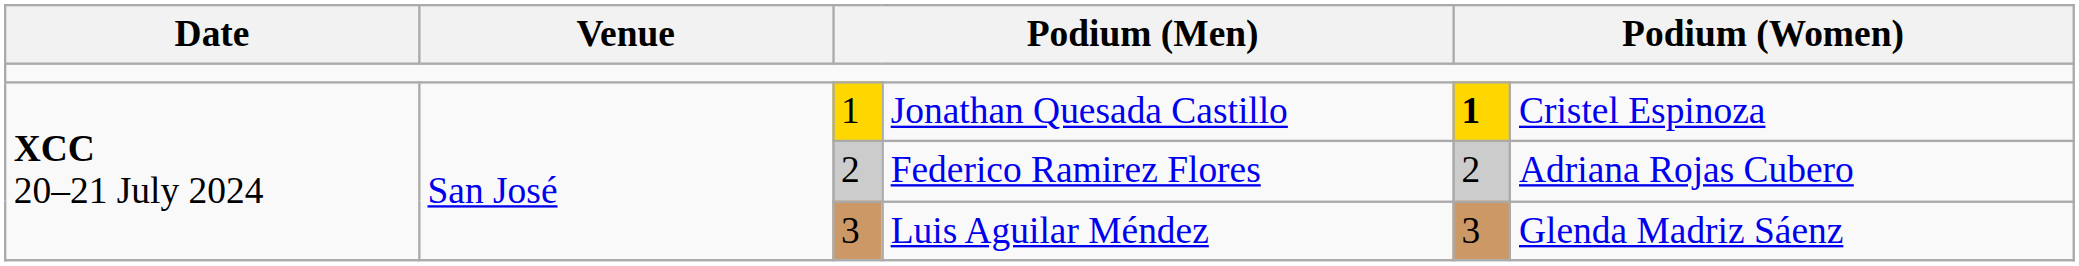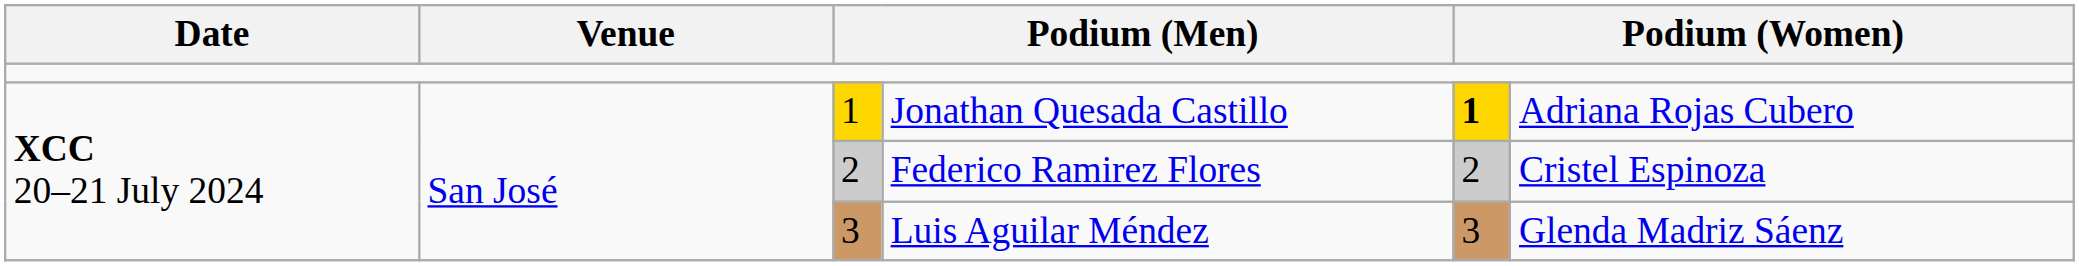(1642, 110) Cristel Espinoza -> (1686, 110) Adriana Rojas Cubero
(1686, 170) Adriana Rojas Cubero -> (1642, 170) Cristel Espinoza
